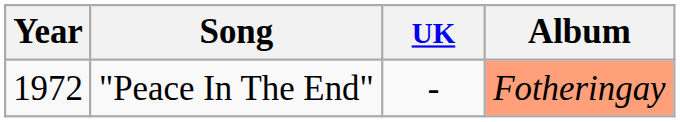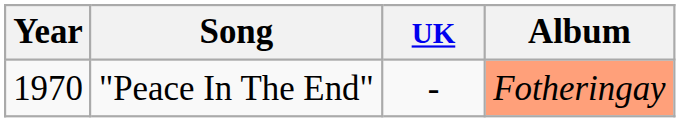(48, 87) 1972 -> (48, 87) 1970
